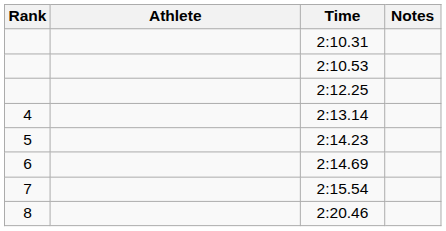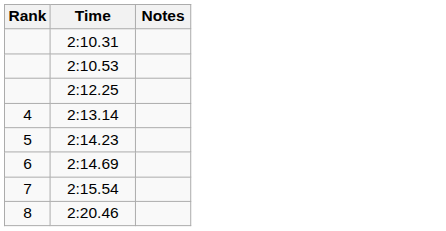- column: (175, 16)
